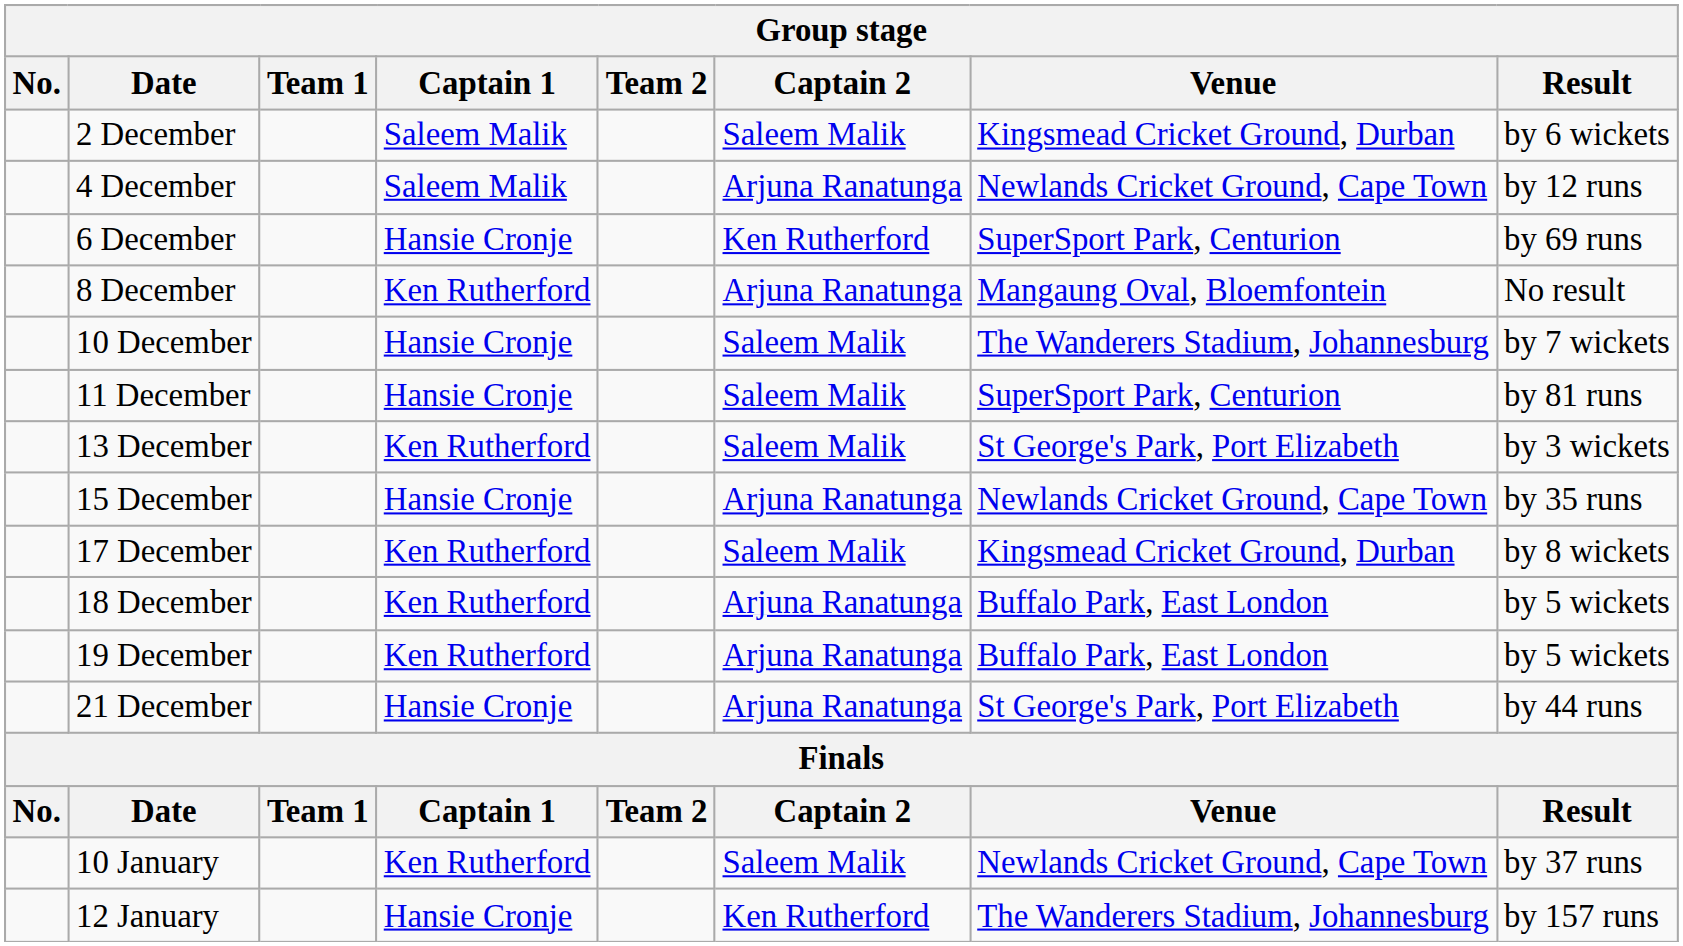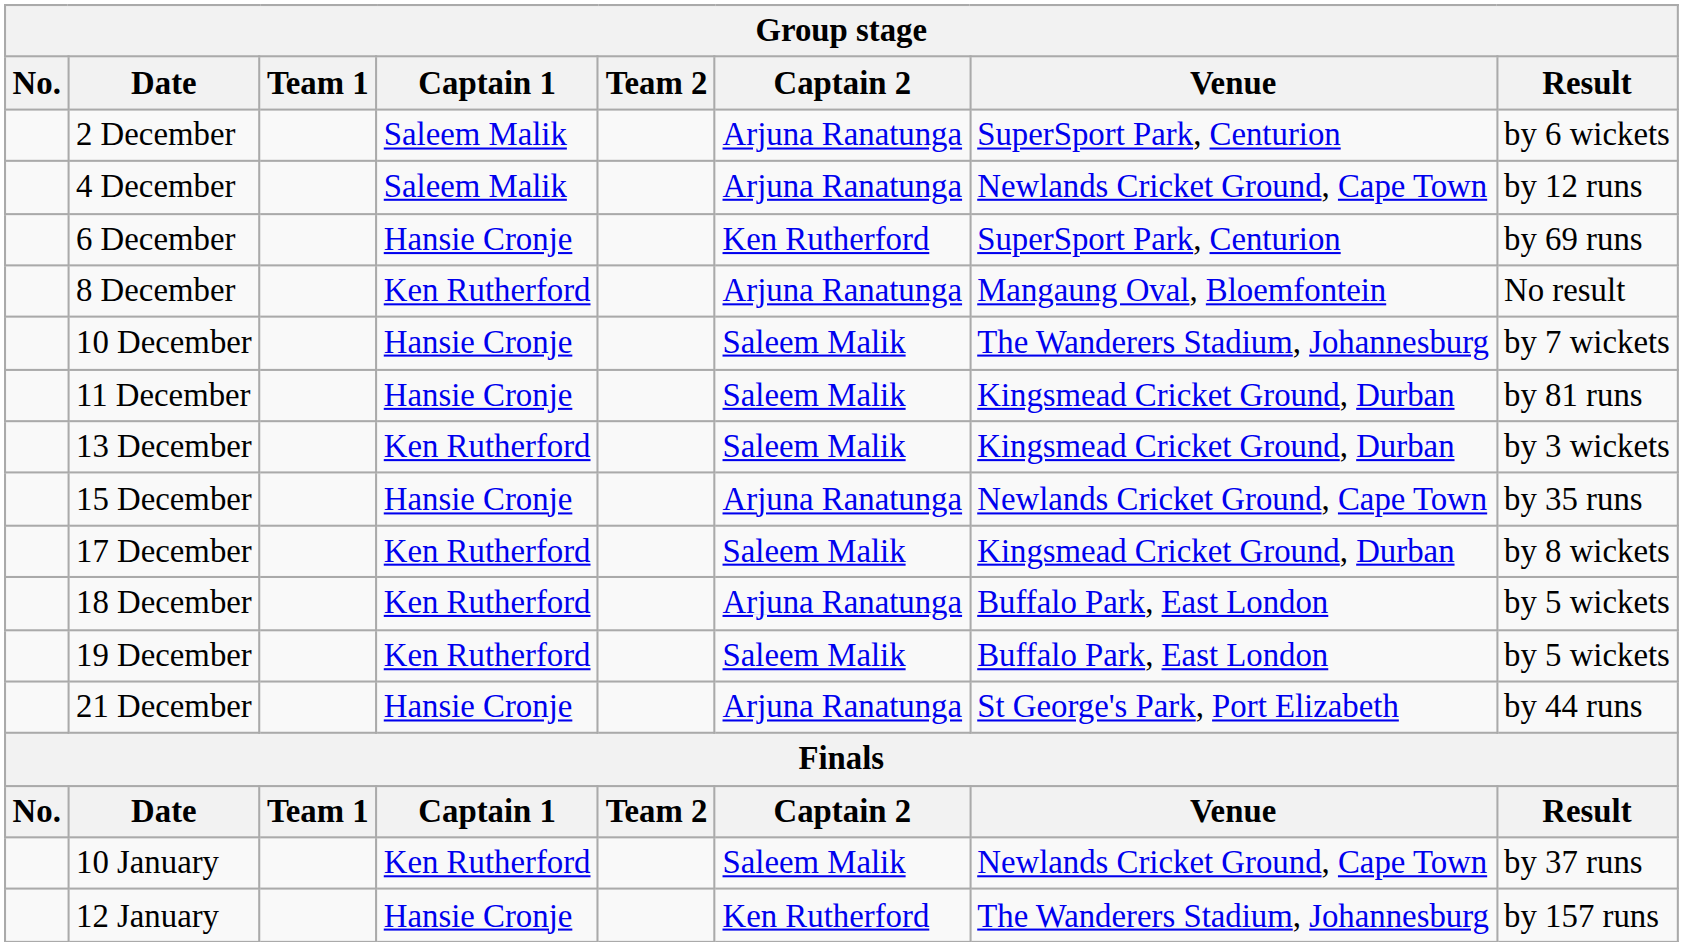(814, 134) Saleem Malik -> (842, 134) Arjuna Ranatunga
(1216, 134) Kingsmead Cricket Ground, Durban -> (1159, 134) SuperSport Park, Centurion
(1159, 394) SuperSport Park, Centurion -> (1216, 394) Kingsmead Cricket Ground, Durban
(1188, 446) St George's Park, Port Elizabeth -> (1216, 446) Kingsmead Cricket Ground, Durban
(842, 654) Arjuna Ranatunga -> (814, 654) Saleem Malik
